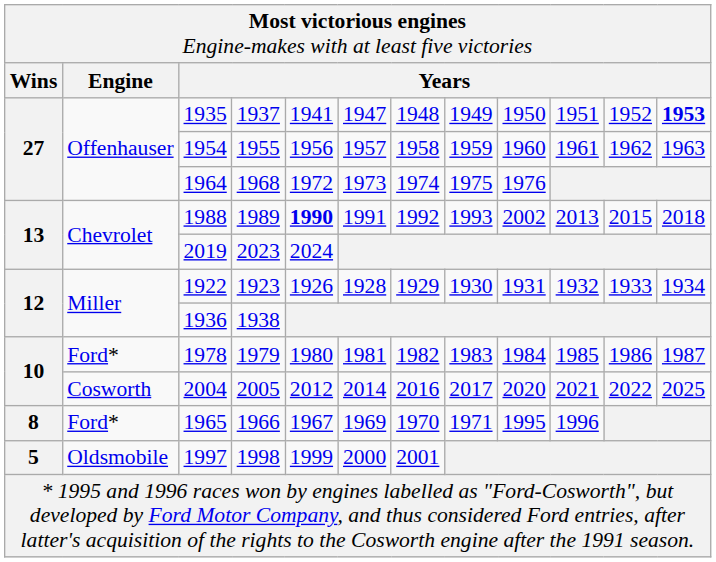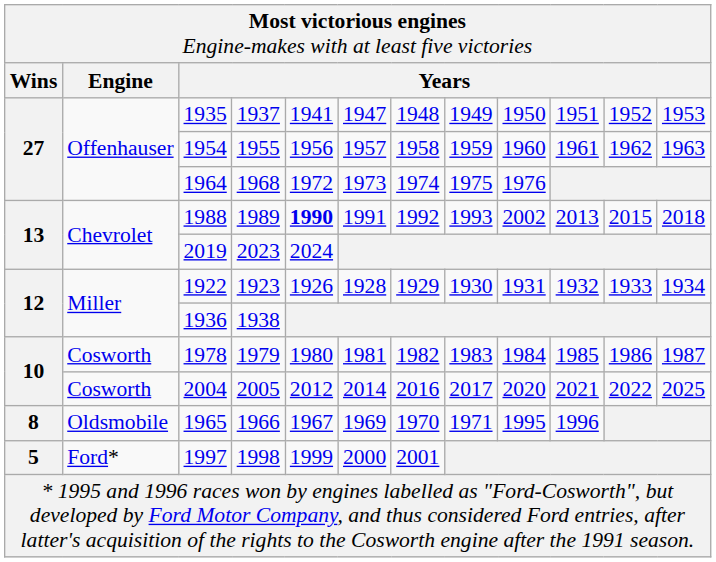(684, 114) bold -> (684, 114) normal
(93, 354) Ford* -> (109, 354) Cosworth
(93, 422) Ford* -> (118, 422) Oldsmobile
(118, 457) Oldsmobile -> (93, 457) Ford*
